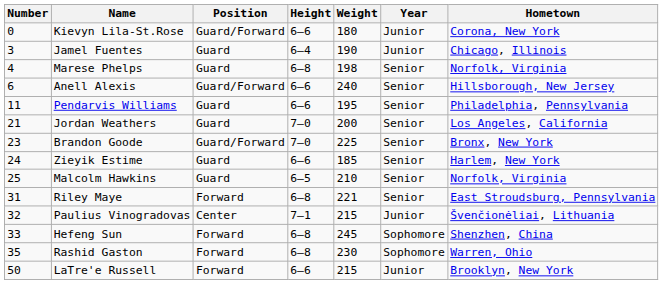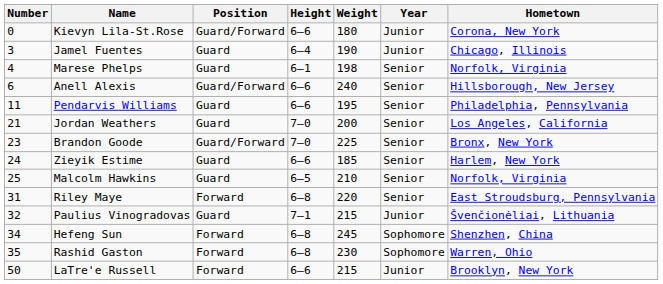(301, 69) 6–8 -> (301, 69) 6–1
(347, 197) 221 -> (347, 197) 220
(216, 216) Center -> (213, 216) Guard
(14, 234) 33 -> (14, 234) 34
